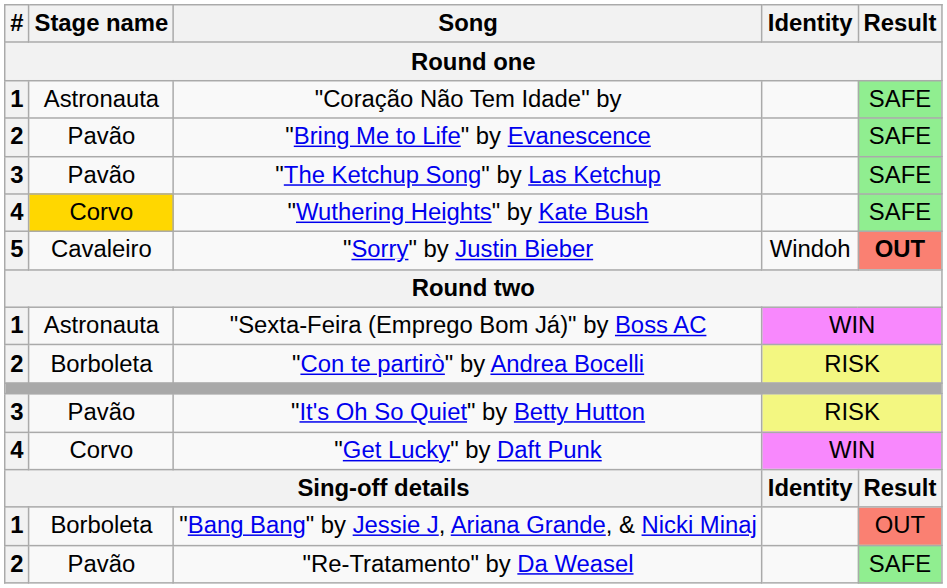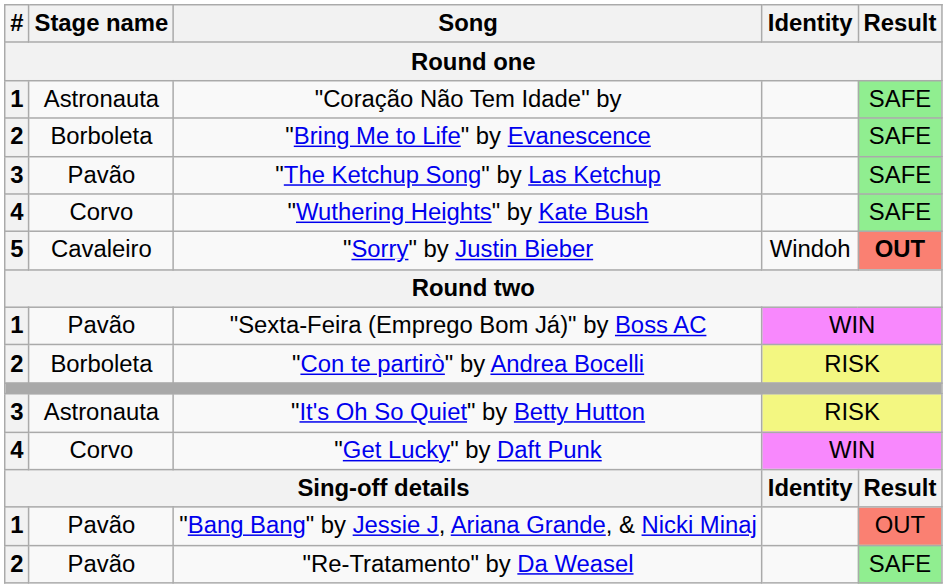(101, 136) Pavão -> (101, 136) Borboleta
(101, 212) gold background -> (101, 212) no background
(101, 325) Astronauta -> (101, 325) Pavão
(101, 412) Pavão -> (101, 412) Astronauta
(101, 525) Borboleta -> (101, 525) Pavão
